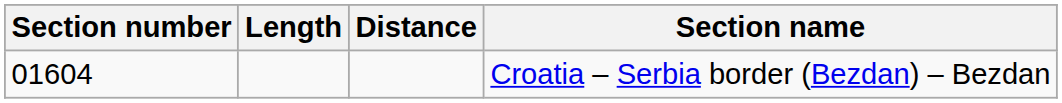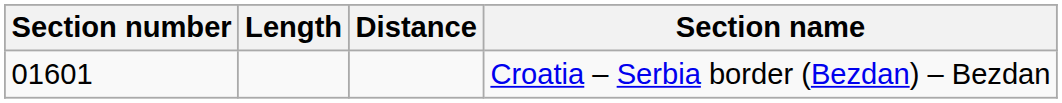(52, 73) 01604 -> (52, 73) 01601
